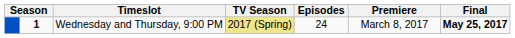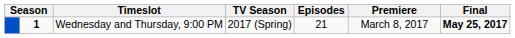(260, 25) khaki background -> (260, 25) no background
(321, 25) 24 -> (321, 25) 21
